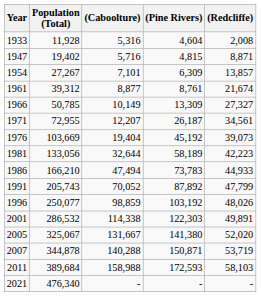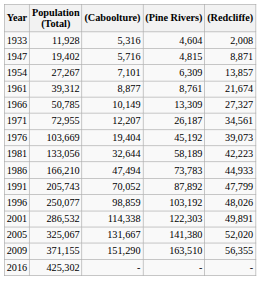- row: (17, 251)
+ row: (17, 251)
- row: (17, 267)
+ row: (17, 267)
- row: (17, 283)
